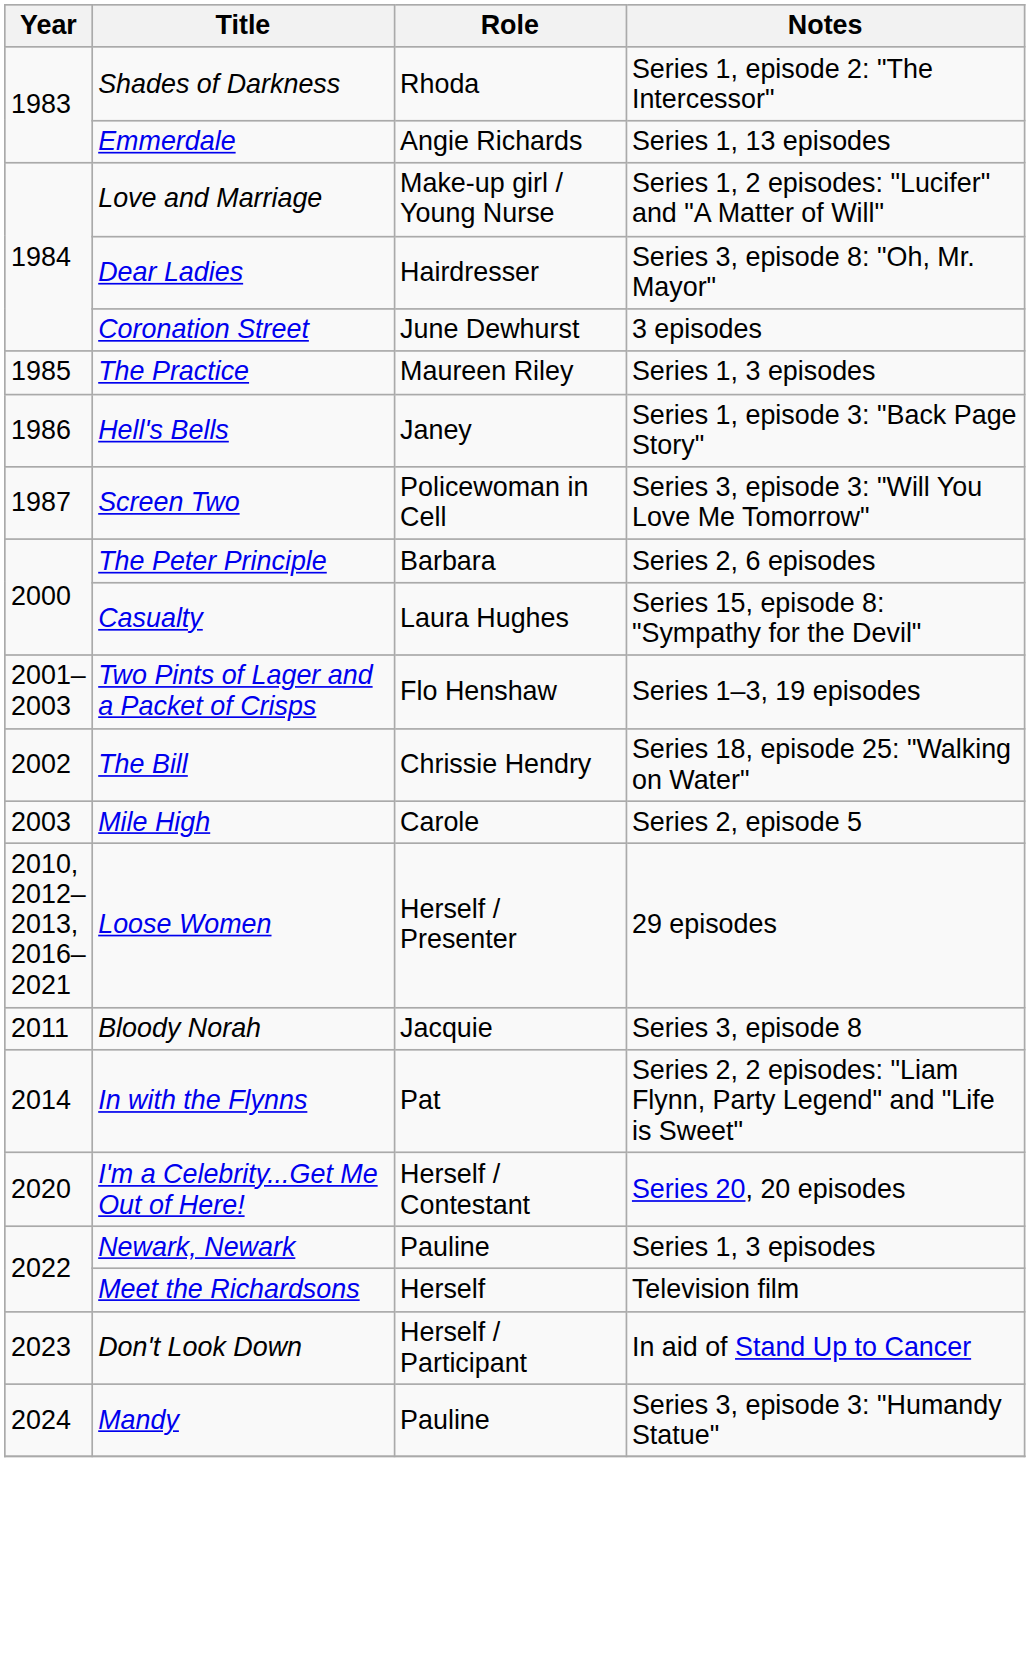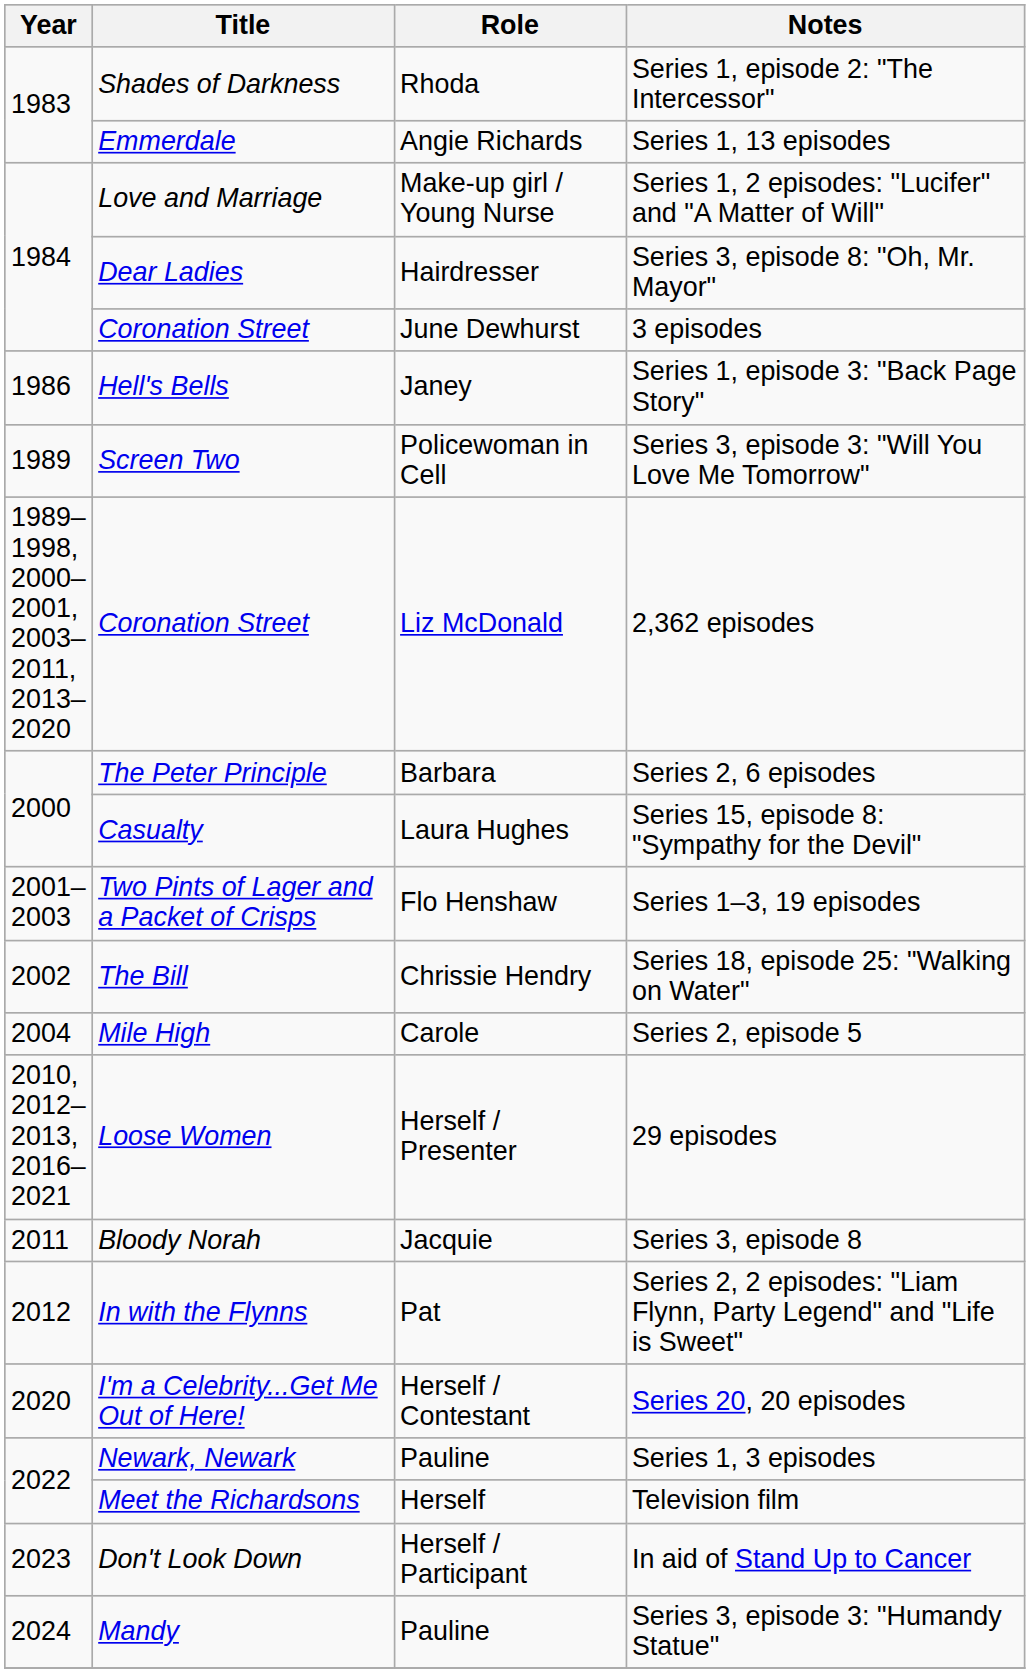- row: (174, 372)
(41, 502) 1987 -> (41, 460) 1989
+ row: (204, 623)
(41, 821) 2003 -> (41, 1033) 2004
(41, 1101) 2014 -> (41, 1312) 2012
